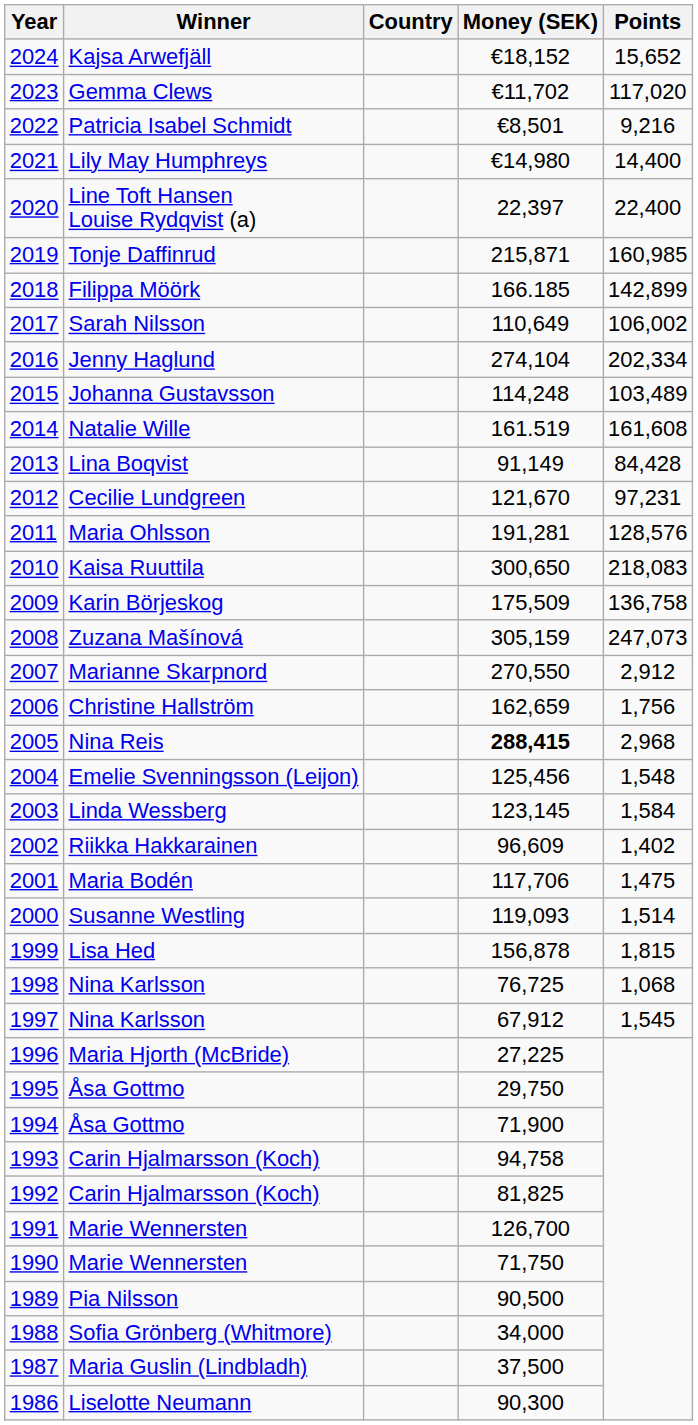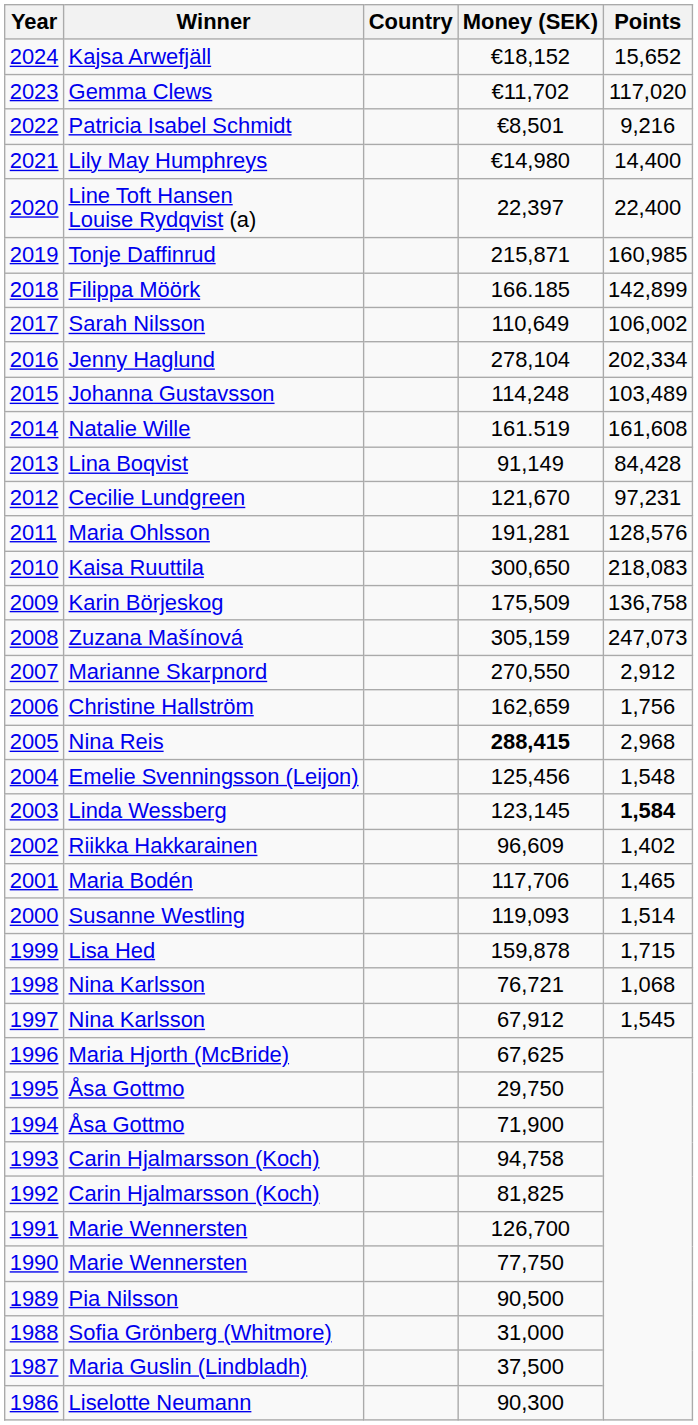(530, 359) 274,104 -> (530, 359) 278,104
(648, 811) normal -> (648, 811) bold
(648, 880) 1,475 -> (648, 880) 1,465
(530, 950) 156,878 -> (530, 950) 159,878
(648, 950) 1,815 -> (648, 950) 1,715
(530, 985) 76,725 -> (530, 985) 76,721
(530, 1054) 27,225 -> (530, 1054) 67,625
(530, 1263) 71,750 -> (530, 1263) 77,750
(530, 1332) 34,000 -> (530, 1332) 31,000
